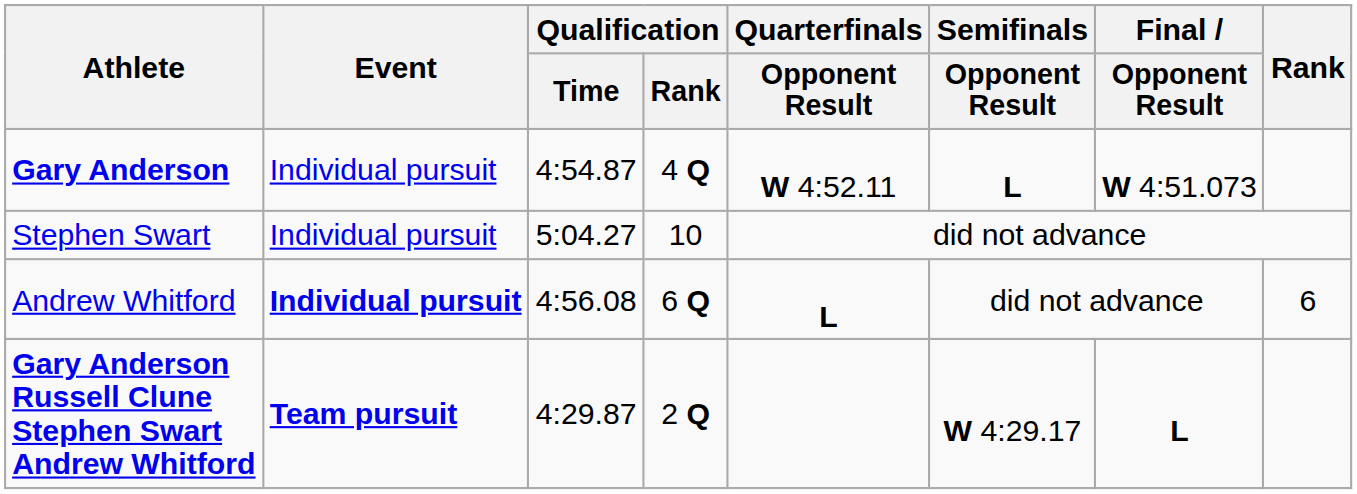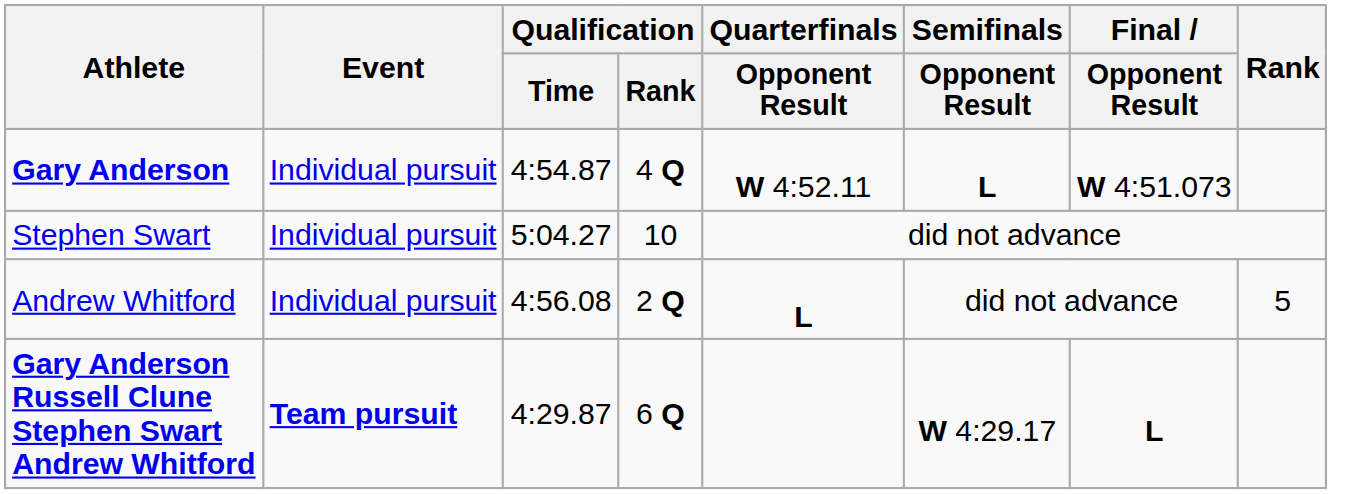(396, 300) bold -> (383, 300) normal
(686, 300) 6 Q -> (660, 300) 2 Q
(1308, 300) 6 -> (1283, 300) 5
(686, 415) 2 Q -> (660, 415) 6 Q
